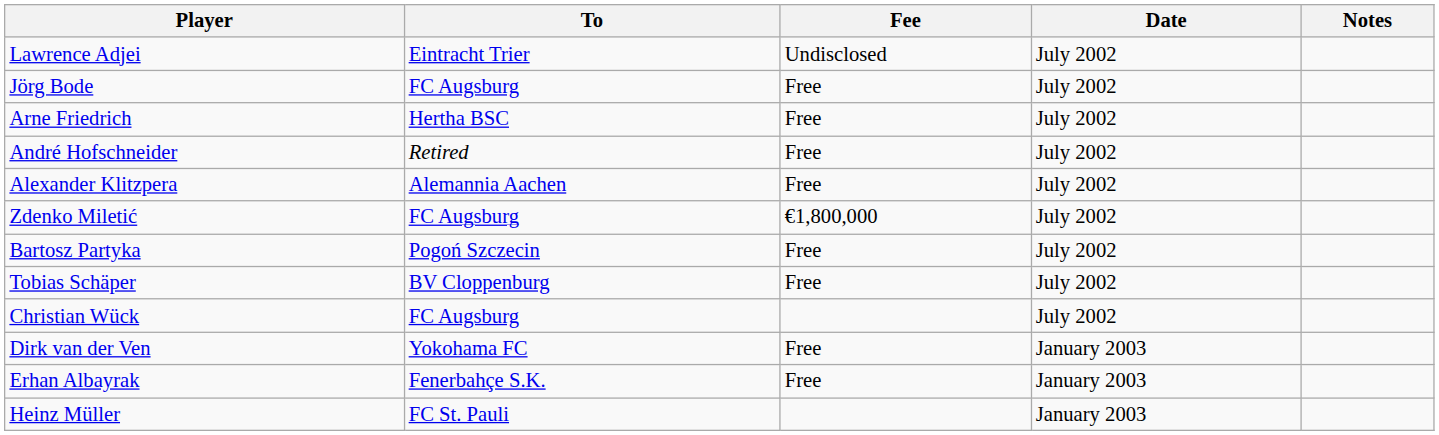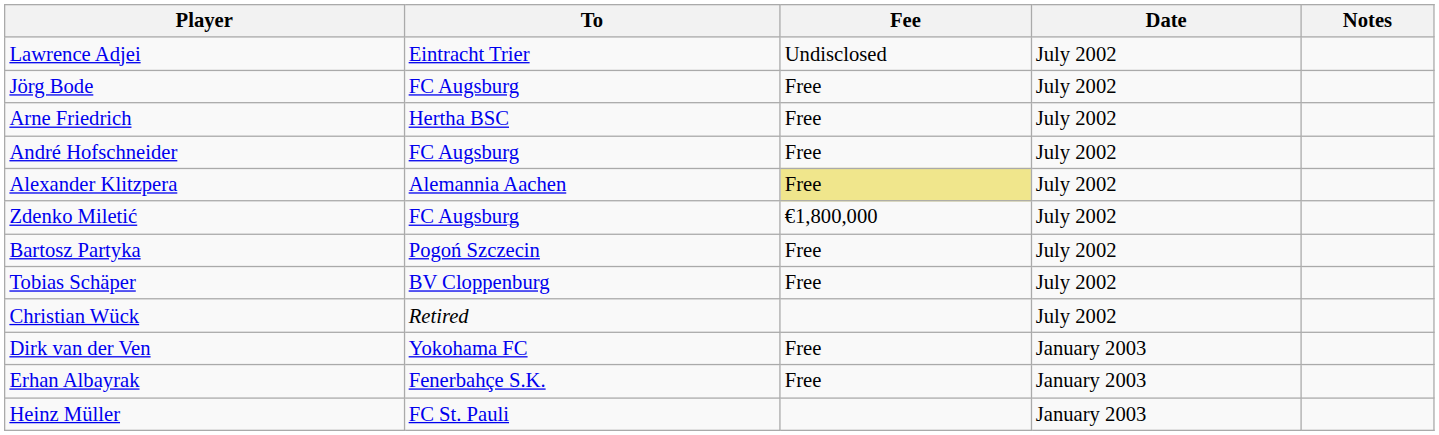(439, 151) Retired -> (464, 151) FC Augsburg
(803, 184) no background -> (803, 184) khaki background
(464, 315) FC Augsburg -> (439, 315) Retired
